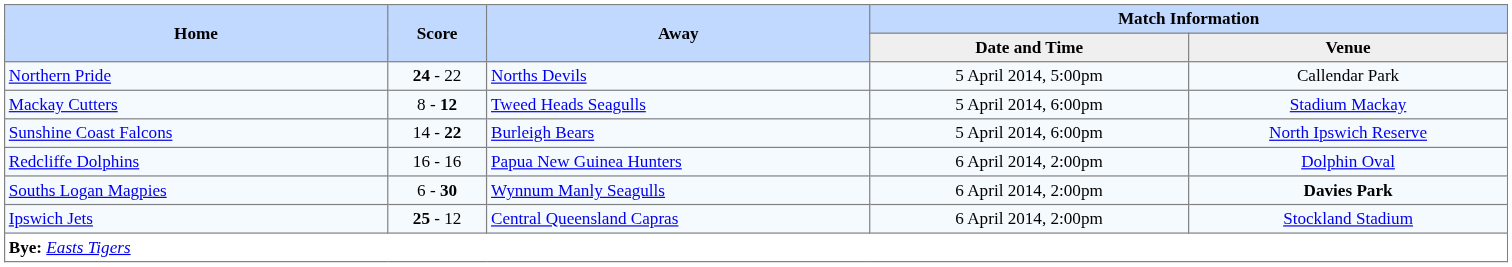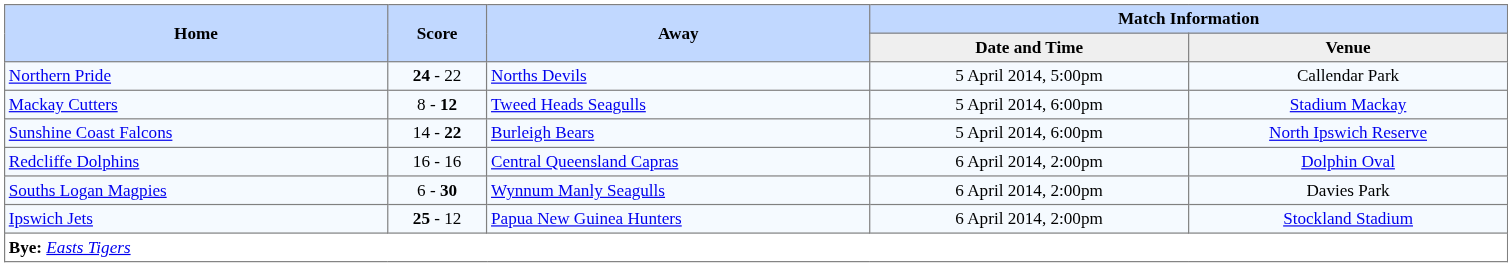(586, 161) Papua New Guinea Hunters -> (585, 161) Central Queensland Capras
(1348, 190) bold -> (1348, 190) normal
(585, 218) Central Queensland Capras -> (586, 218) Papua New Guinea Hunters
